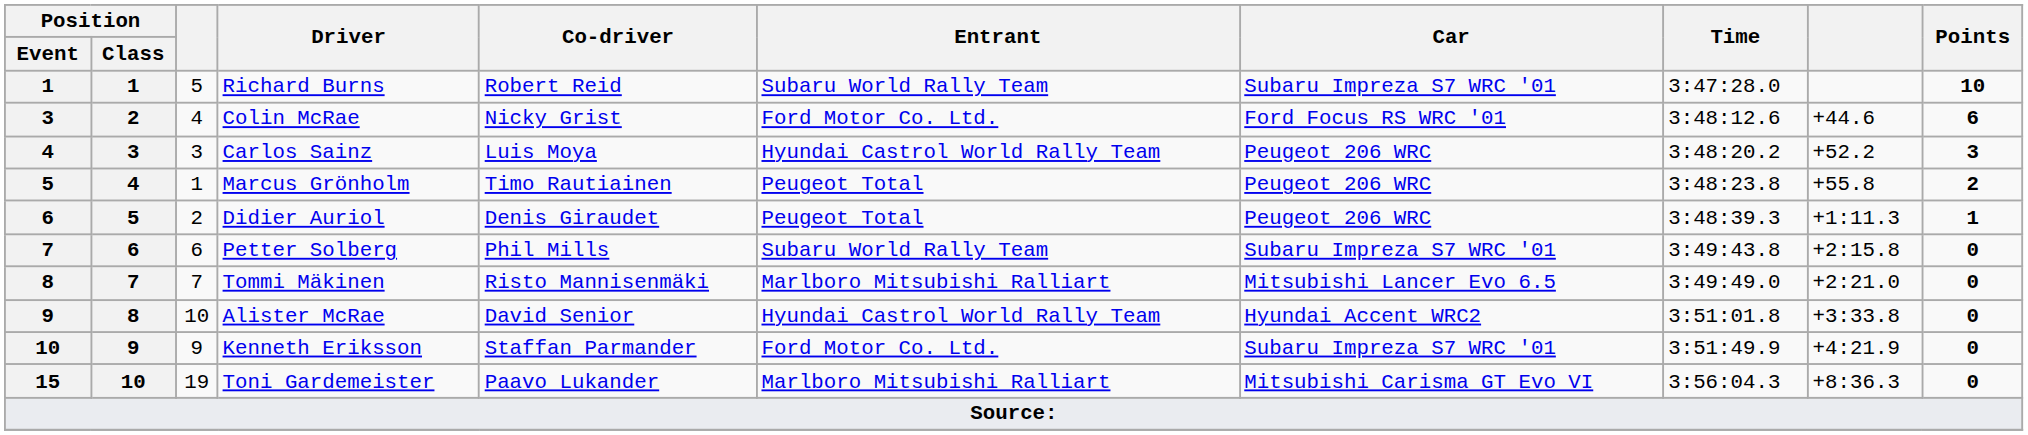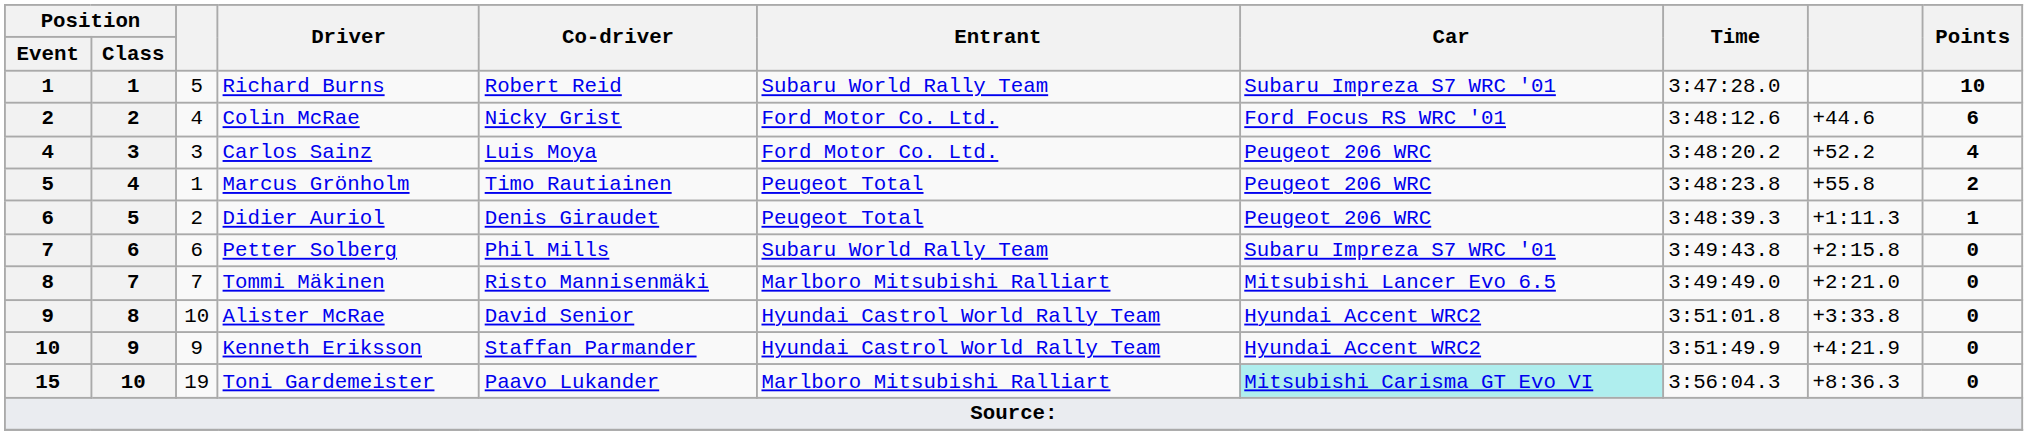(48, 120) 3 -> (48, 120) 2
(961, 152) Hyundai Castrol World Rally Team -> (880, 152) Ford Motor Co. Ltd.
(1973, 152) 3 -> (1973, 152) 4
(880, 349) Ford Motor Co. Ltd. -> (961, 349) Hyundai Castrol World Rally Team
(1400, 349) Subaru Impreza S7 WRC '01 -> (1363, 349) Hyundai Accent WRC2
(1419, 381) no background -> (1419, 381) paleturquoise background
